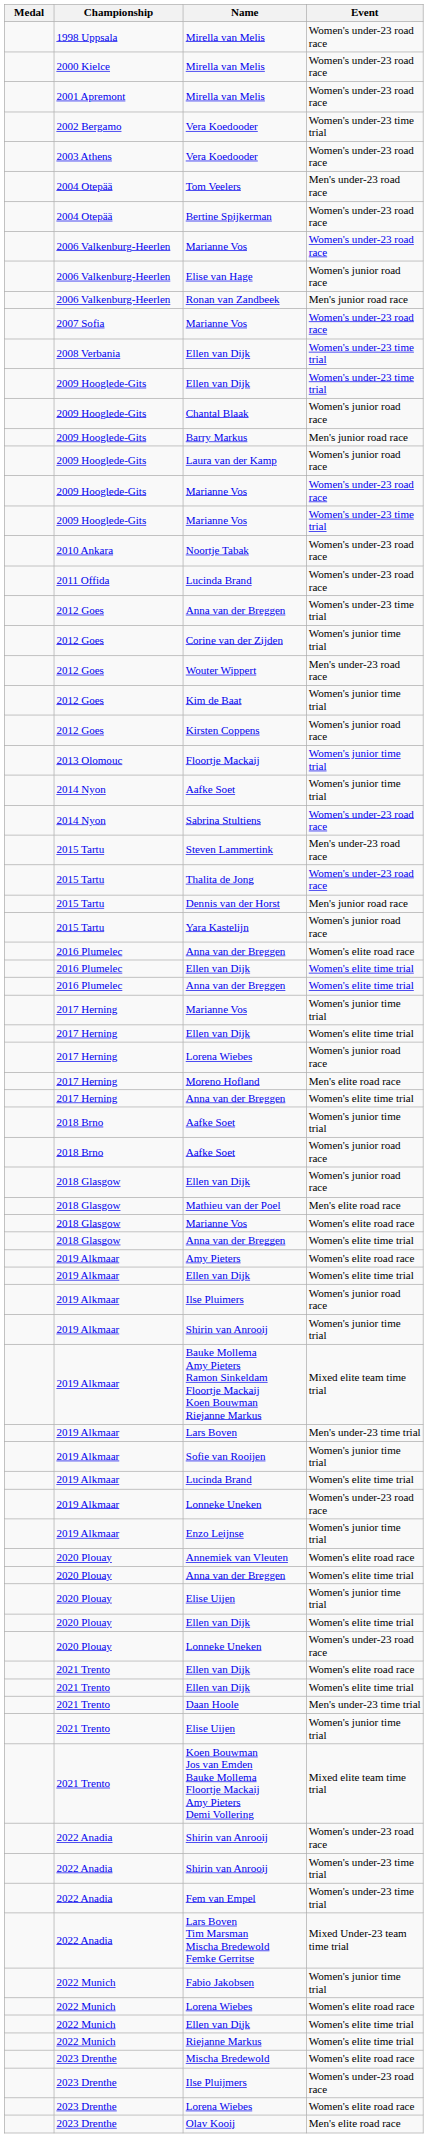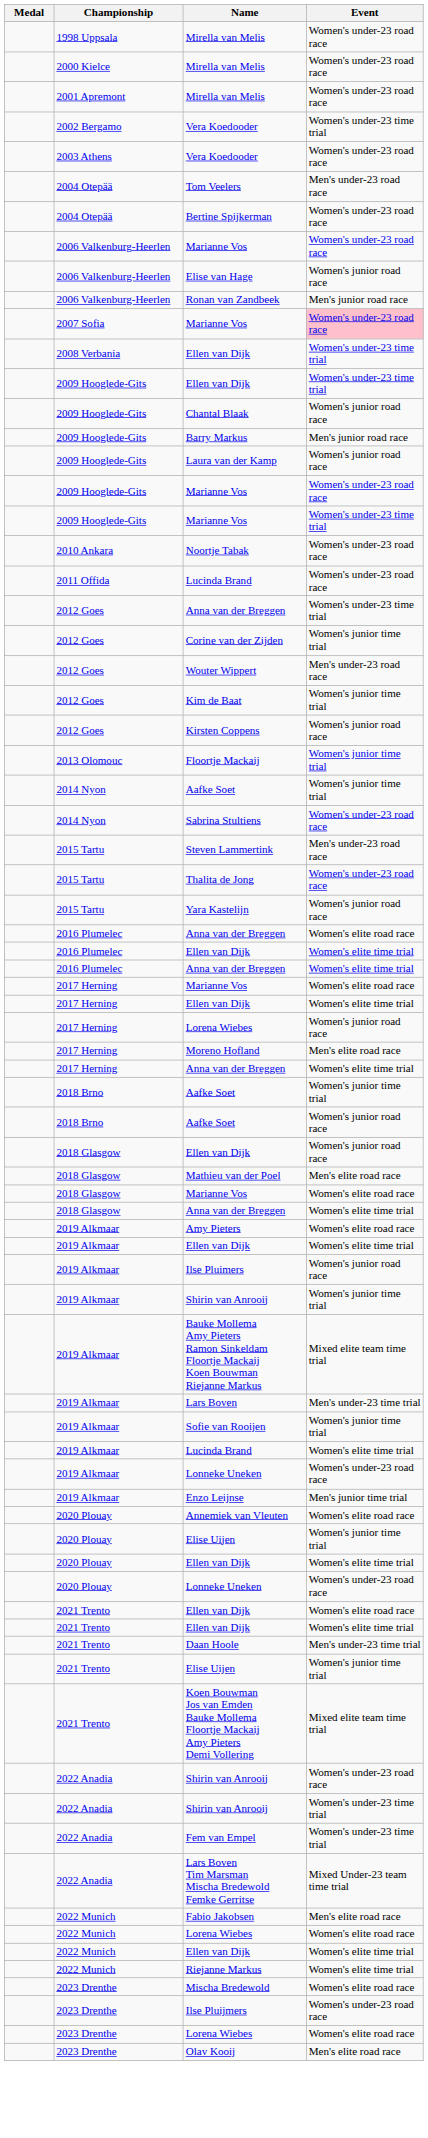(361, 323) no background -> (361, 323) pink background
- row: (80, 903)
(355, 1009) Women's junior time trial -> (362, 986) Women's elite road race
(355, 1534) Women's junior time trial -> (358, 1497) Men's junior time trial
- row: (84, 1575)
(355, 1982) Women's junior time trial -> (355, 1916) Men's elite road race
